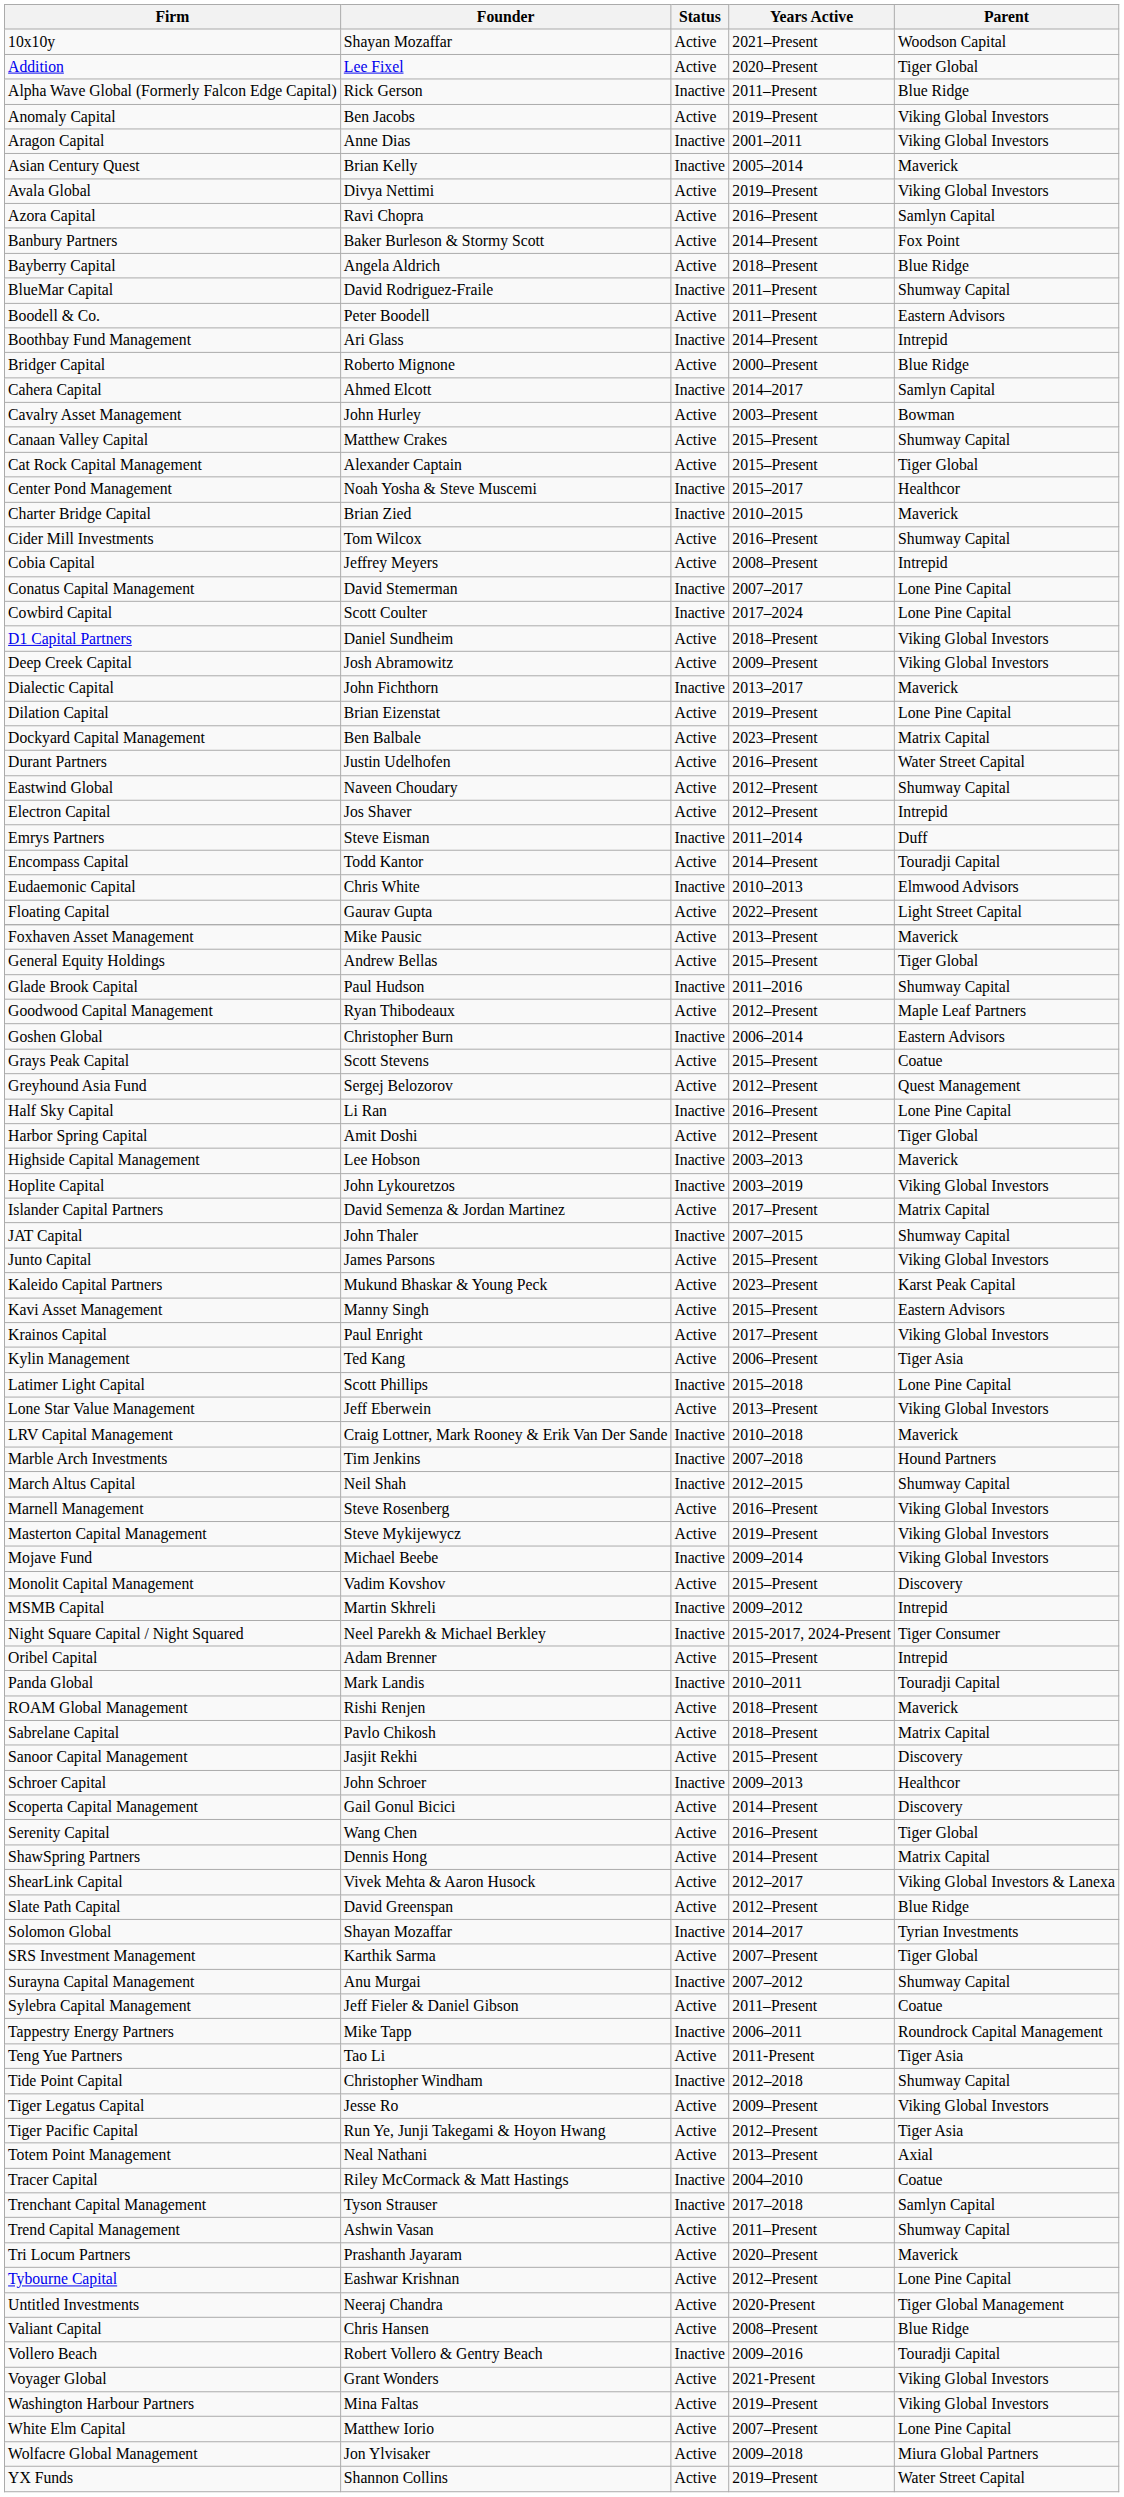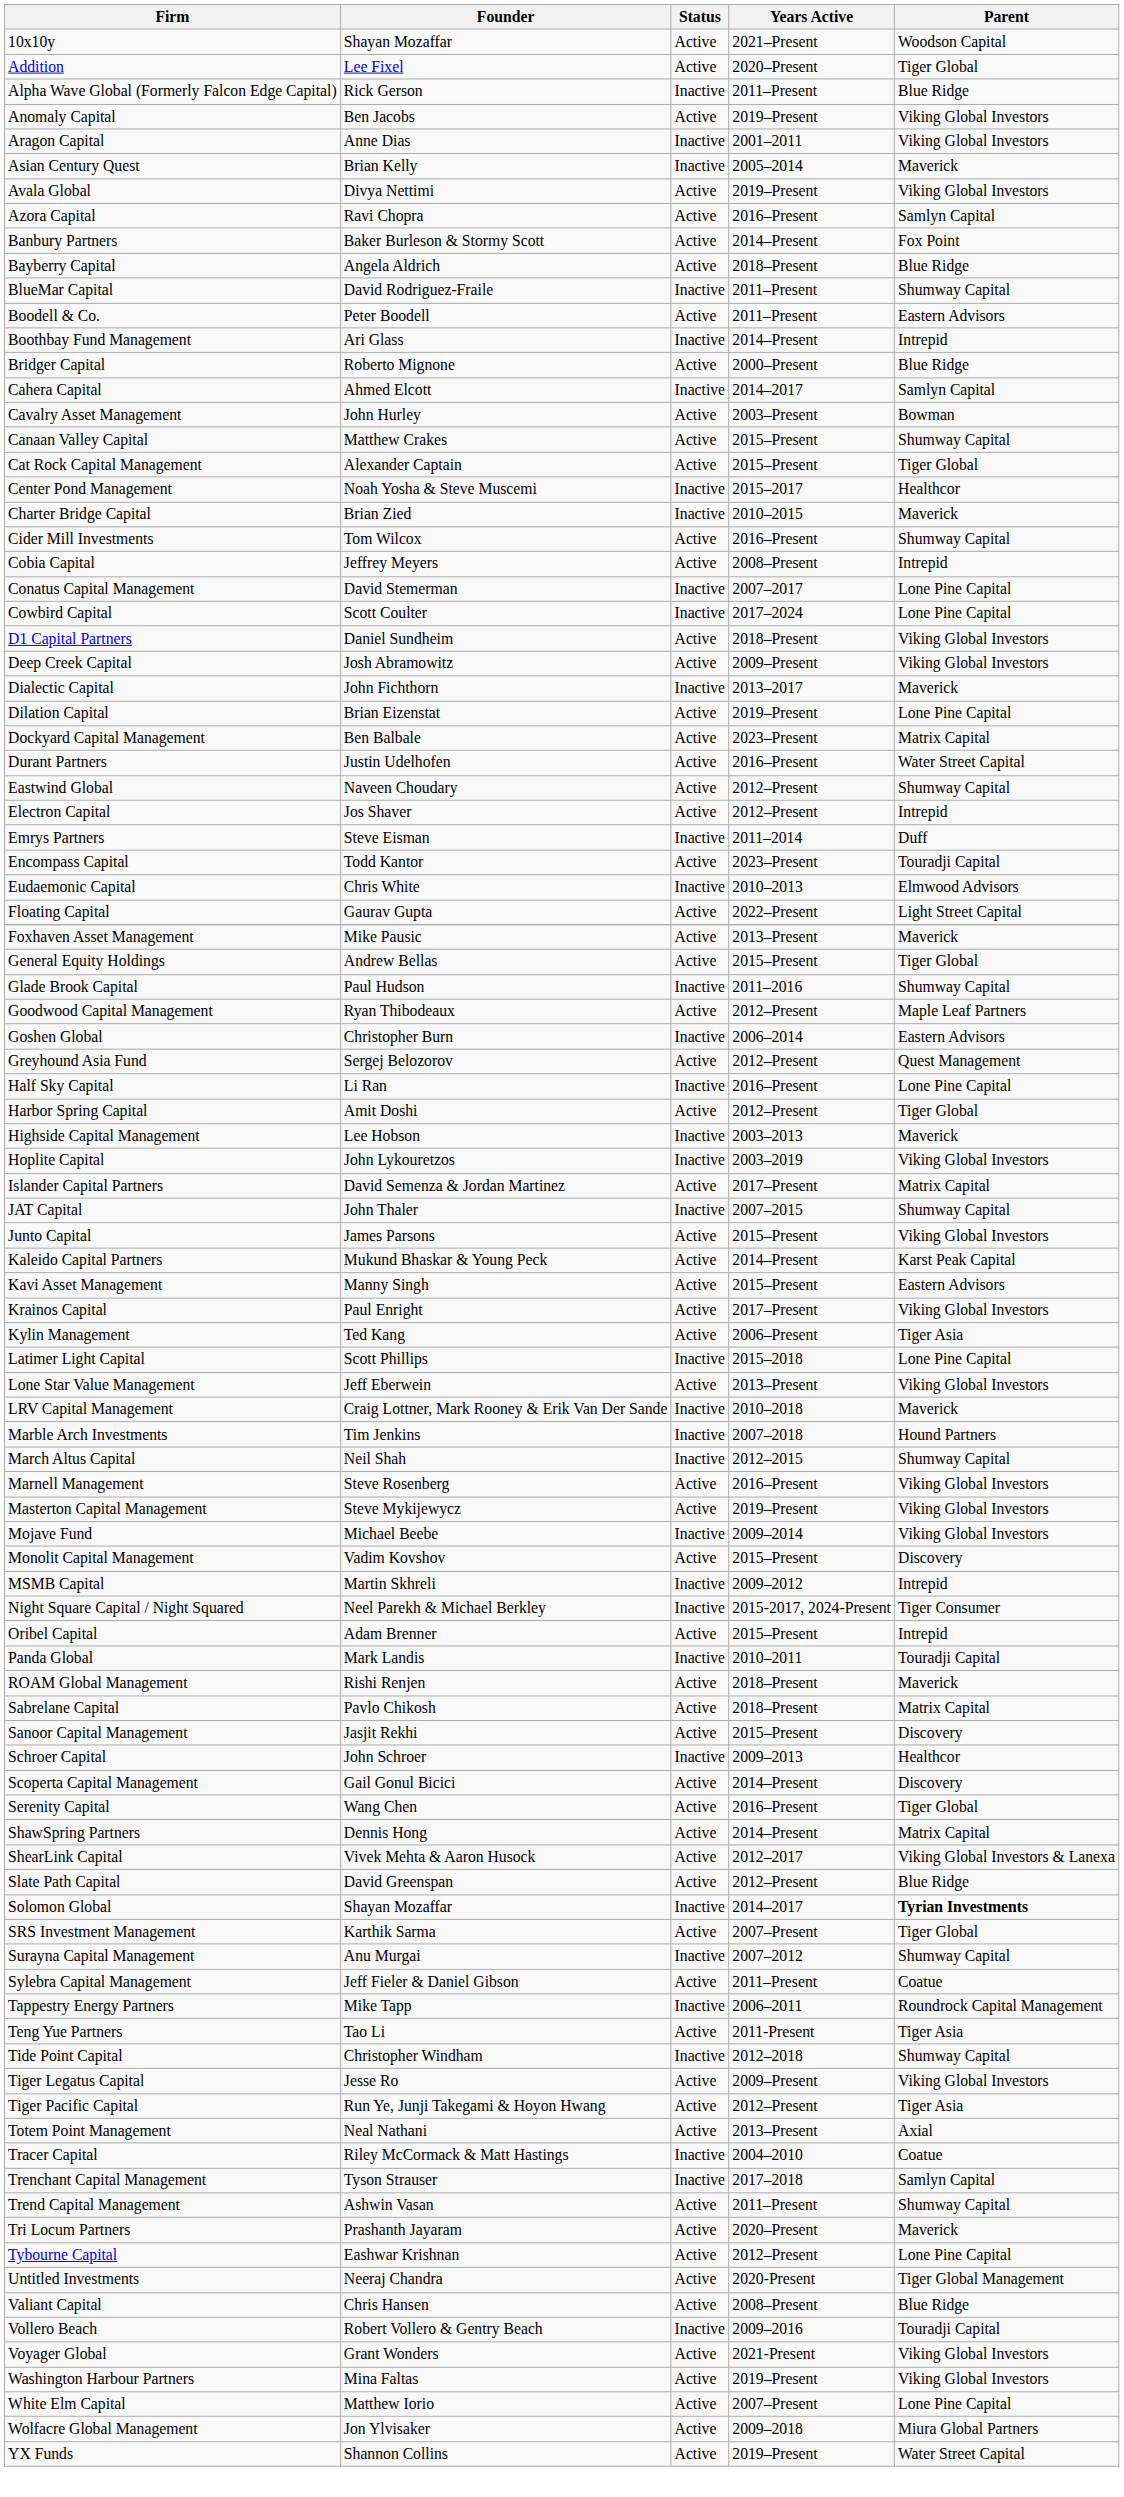(775, 862) 2014–Present -> (775, 862) 2023–Present
- row: (69, 1061)
(775, 1285) 2023–Present -> (775, 1260) 2014–Present
(958, 1931) normal -> (963, 1906) bold
